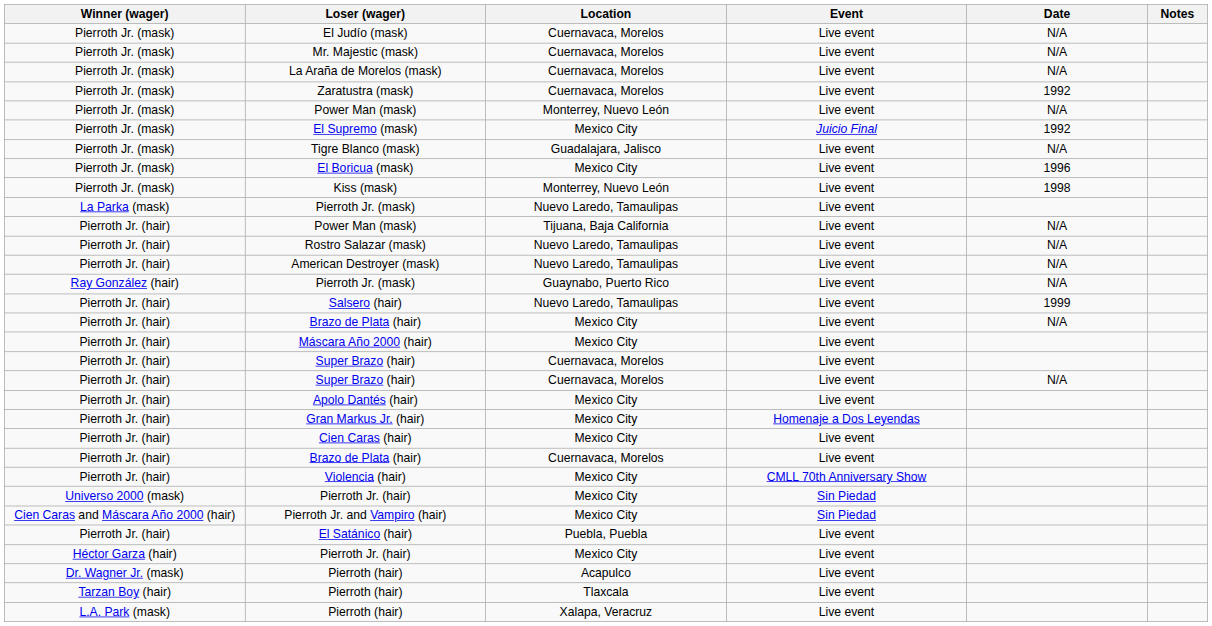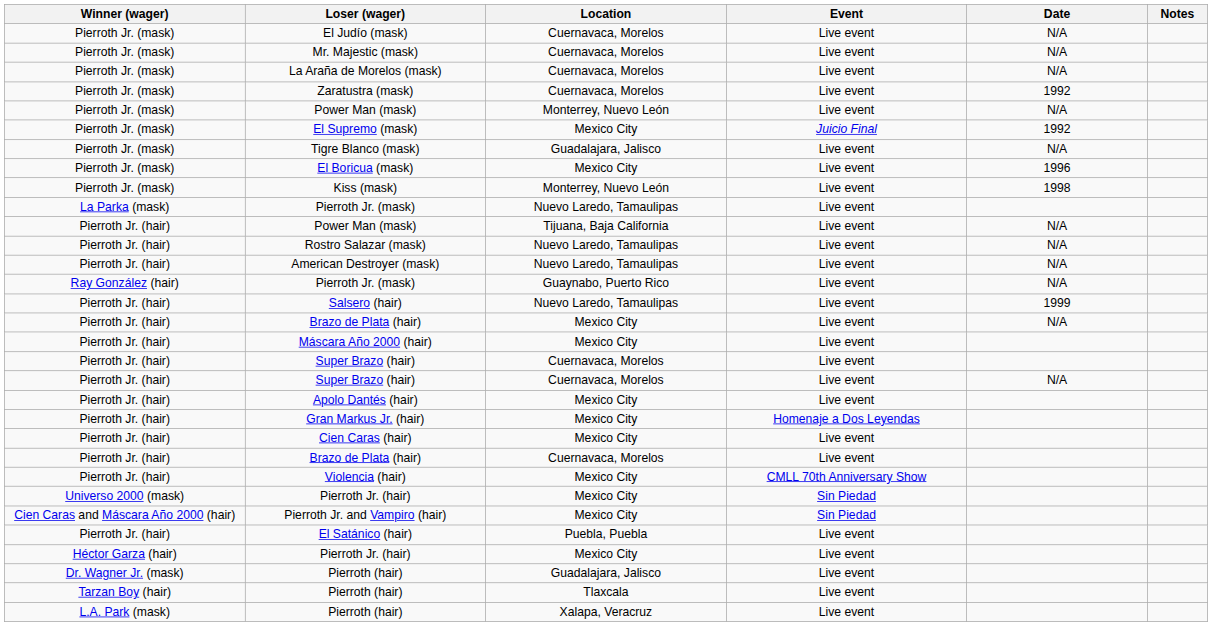(606, 573) Acapulco -> (606, 573) Guadalajara, Jalisco
